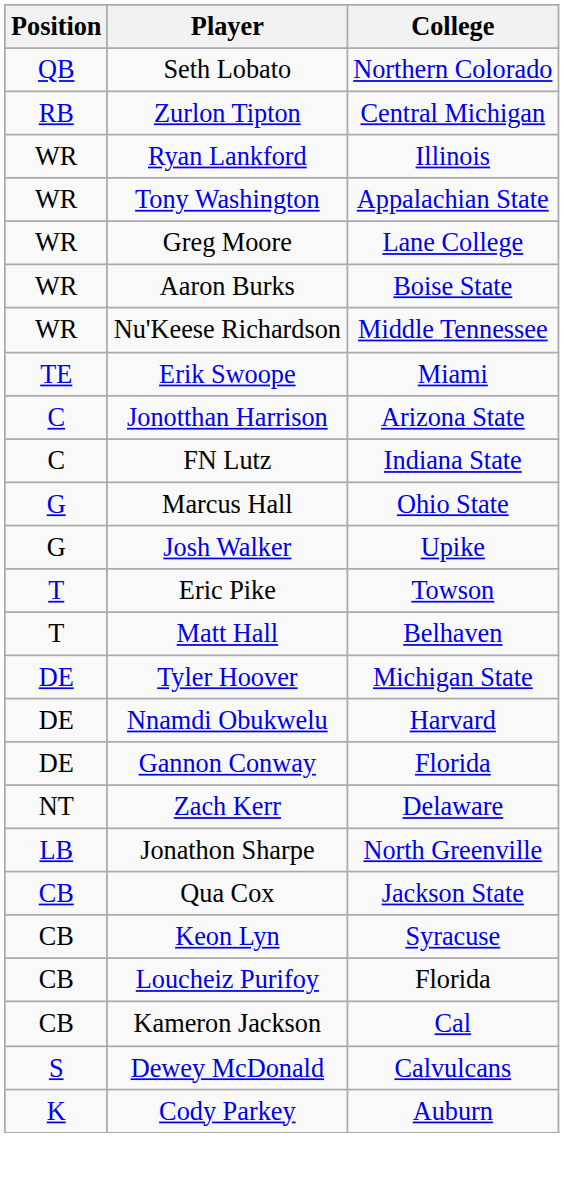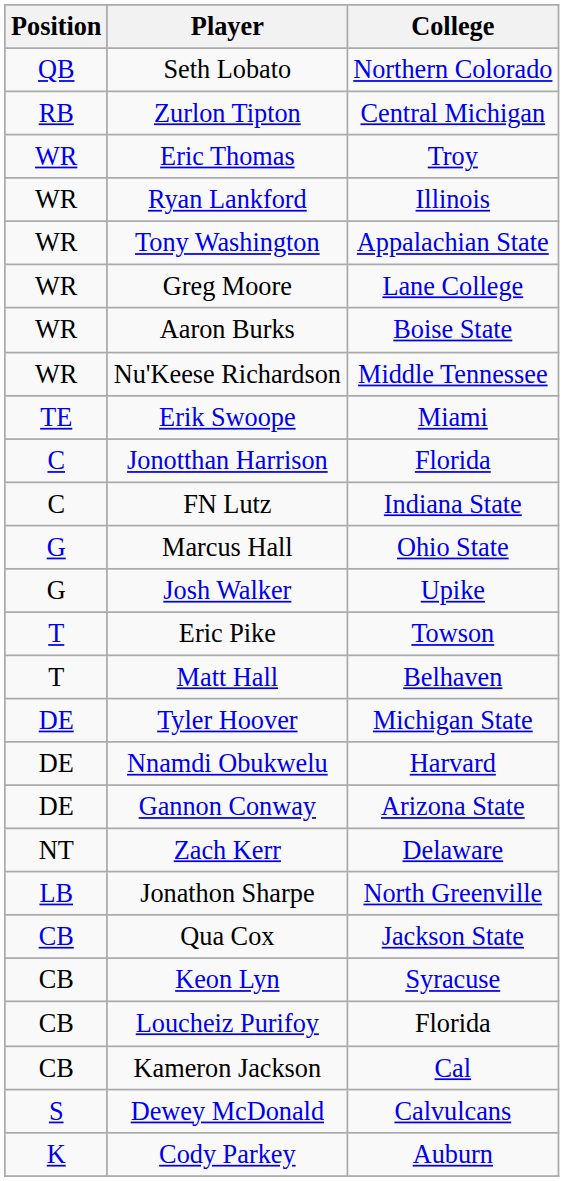+ row: (227, 156)
(453, 416) Arizona State -> (453, 459) Florida
(453, 763) Florida -> (453, 806) Arizona State
